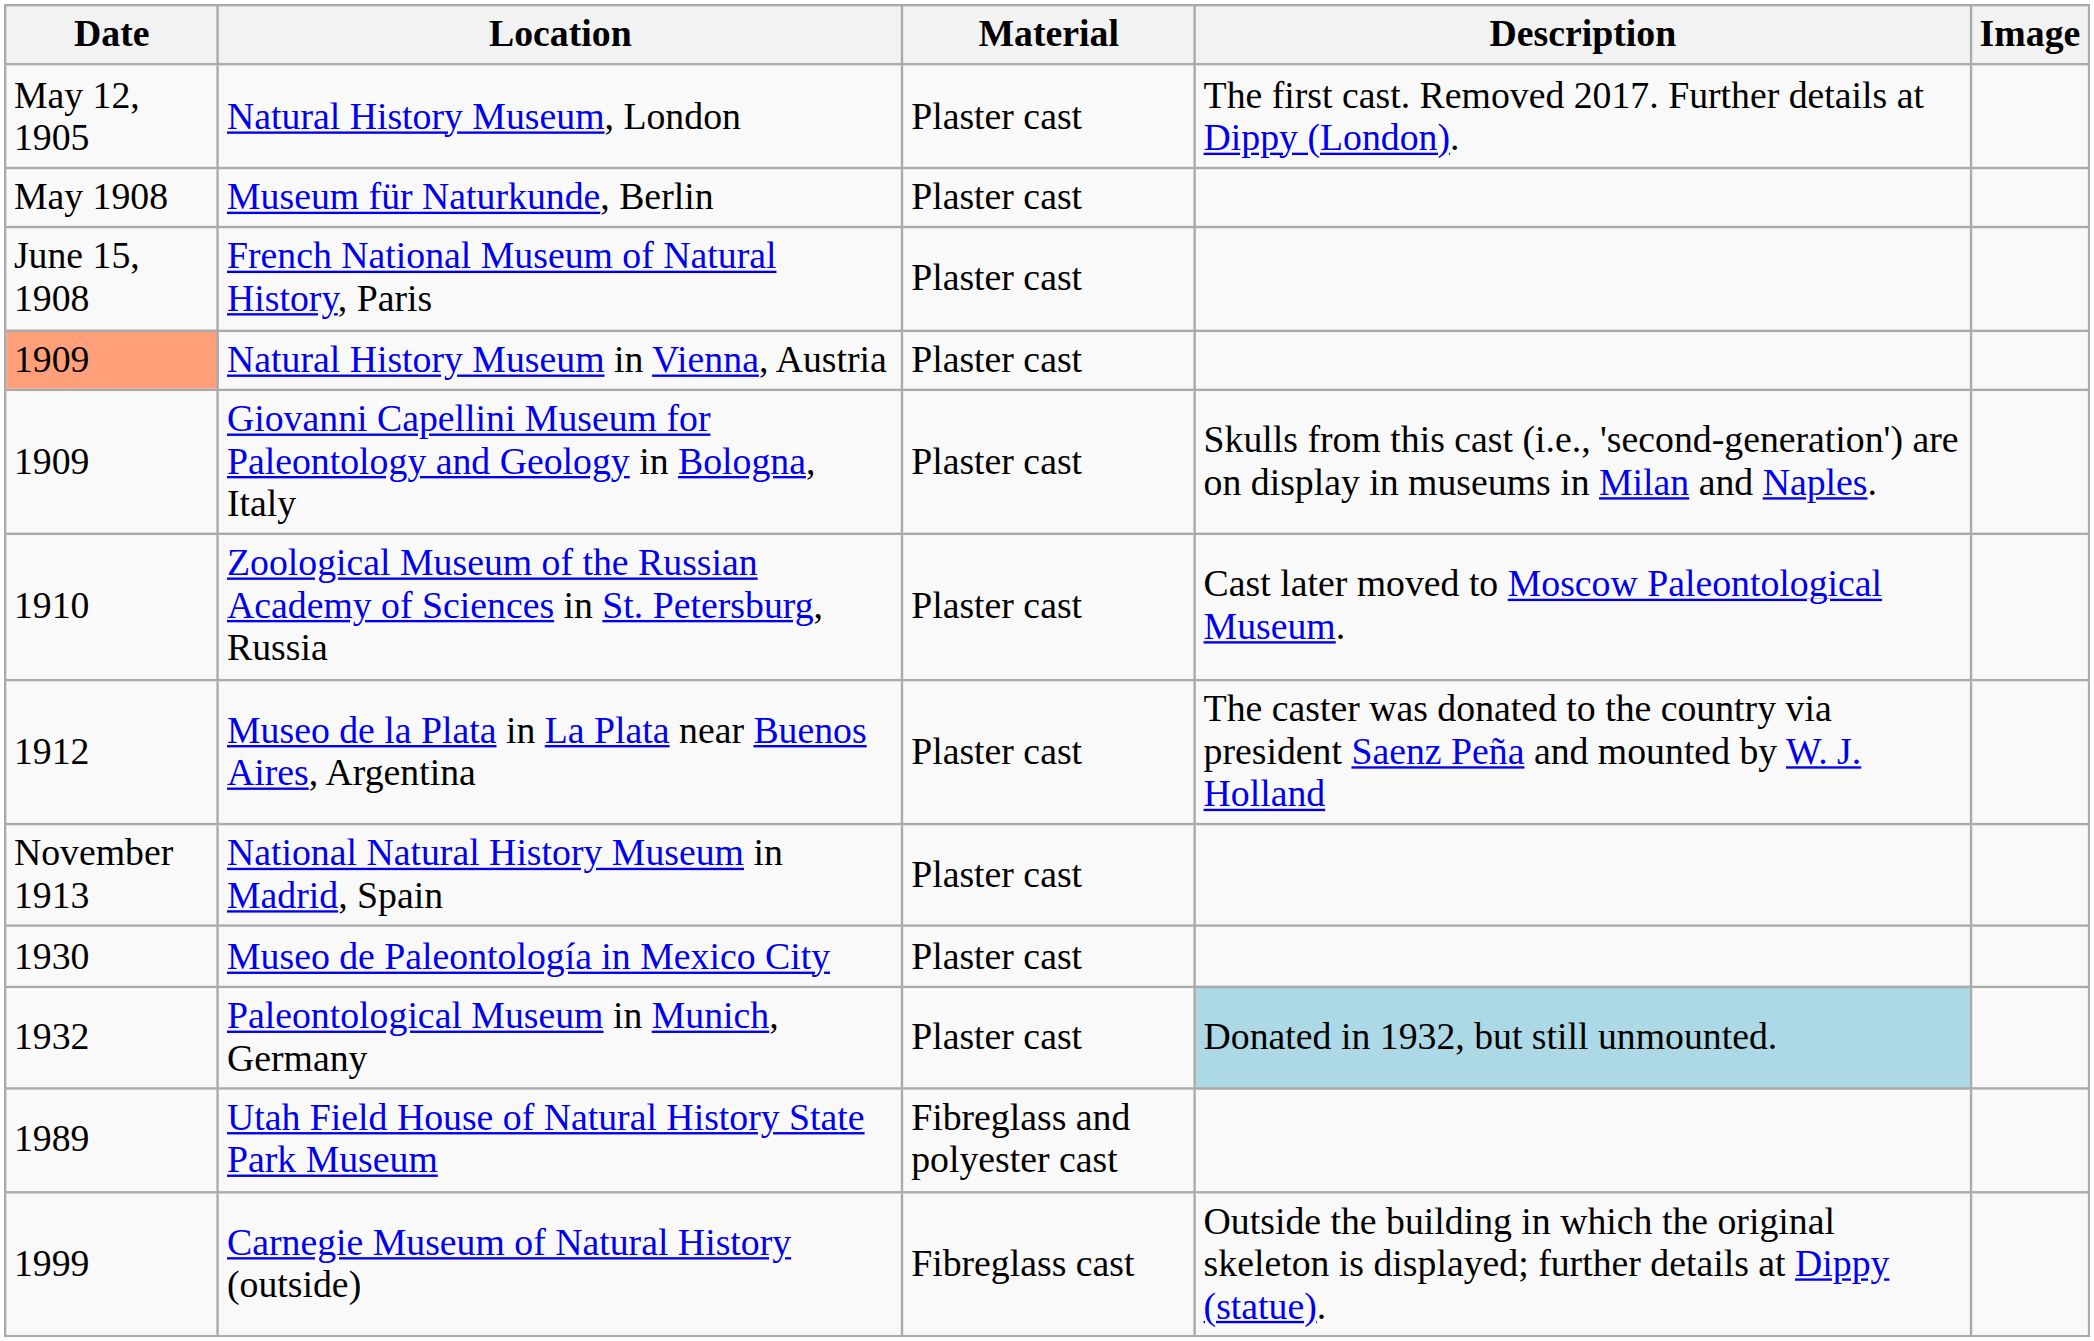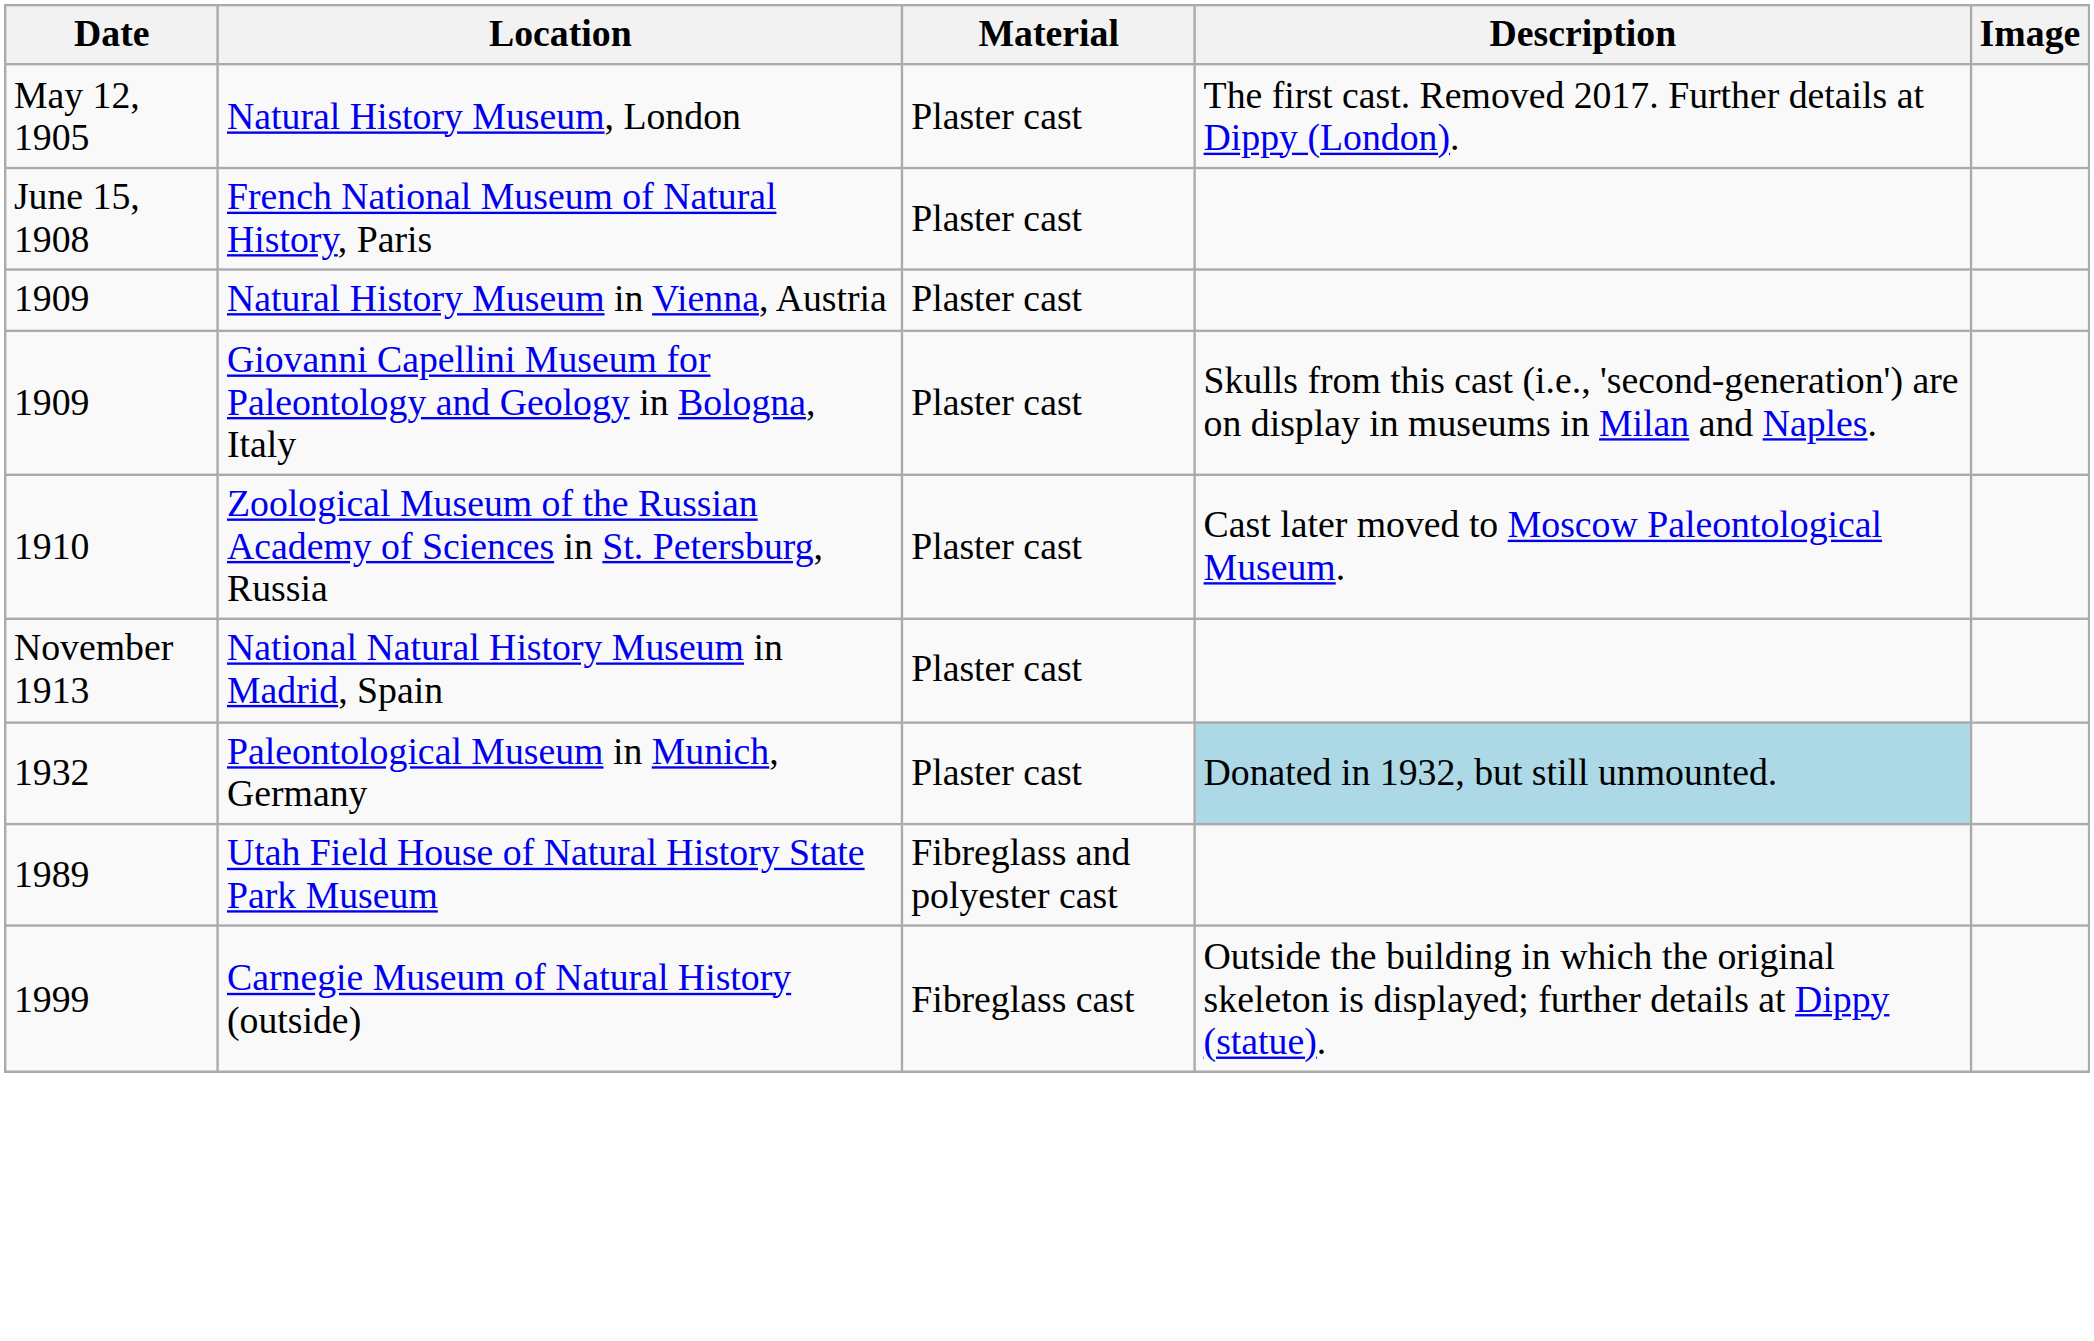- row: (470, 196)
(52, 358) lightsalmon background -> (52, 299) no background
- row: (547, 750)
- row: (529, 955)
